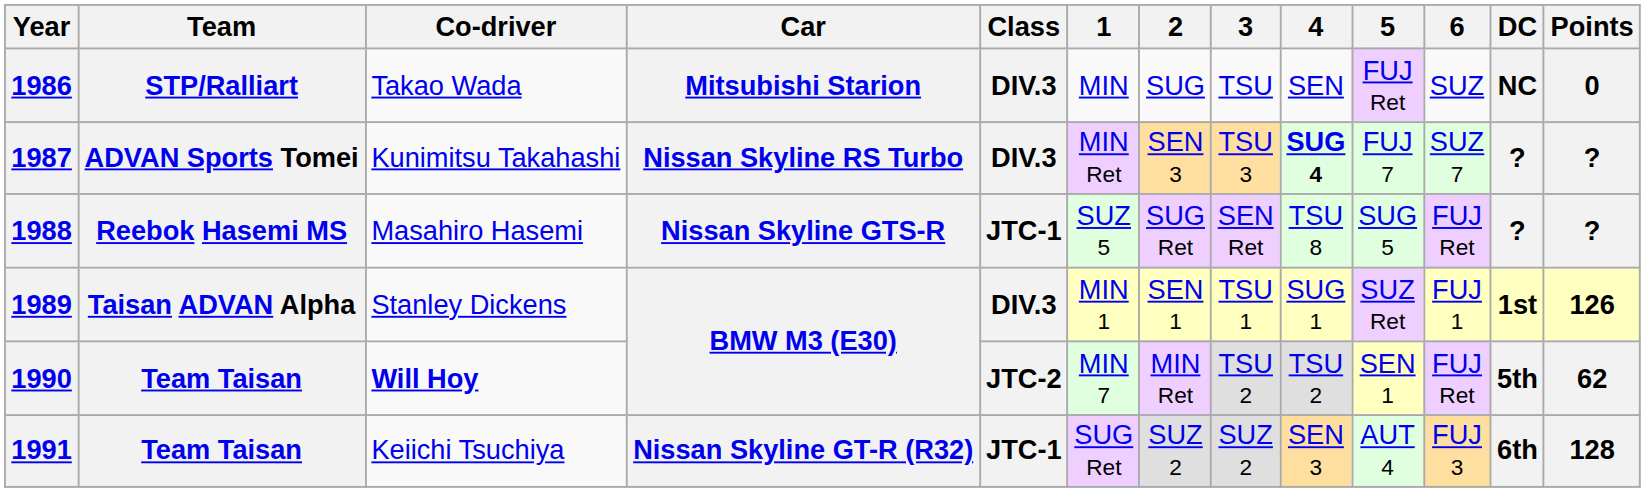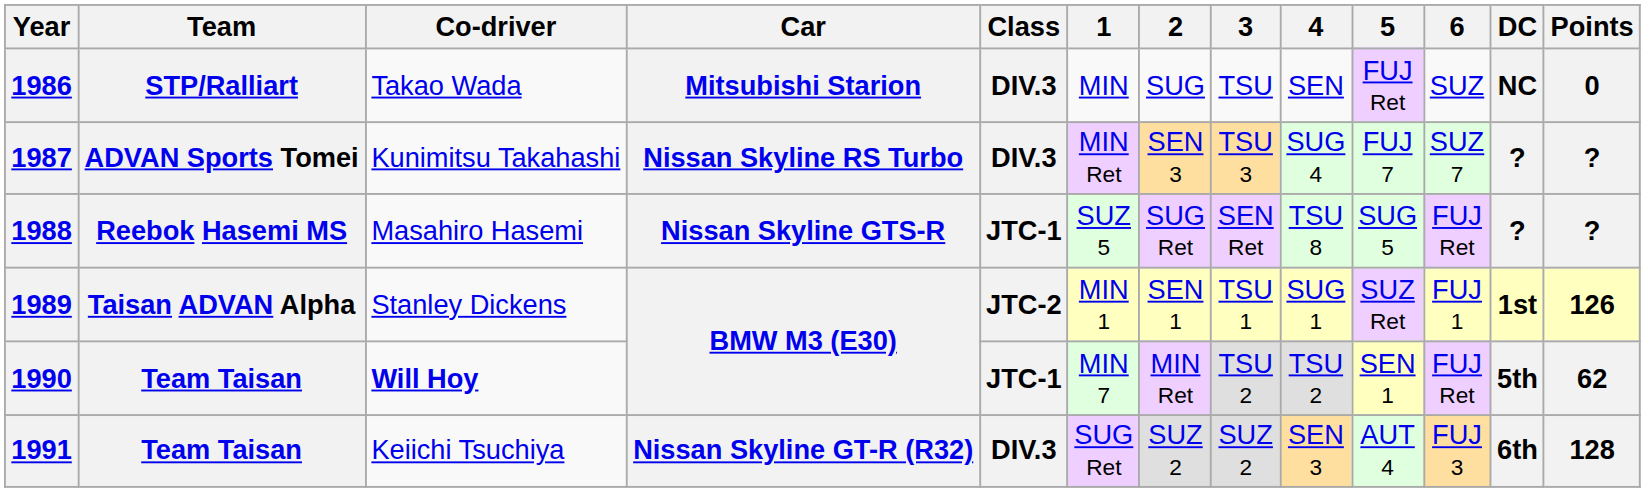(1316, 158) bold -> (1316, 158) normal
(1024, 305) DIV.3 -> (1024, 305) JTC-2
(1024, 378) JTC-2 -> (1024, 378) JTC-1
(1024, 451) JTC-1 -> (1024, 451) DIV.3
